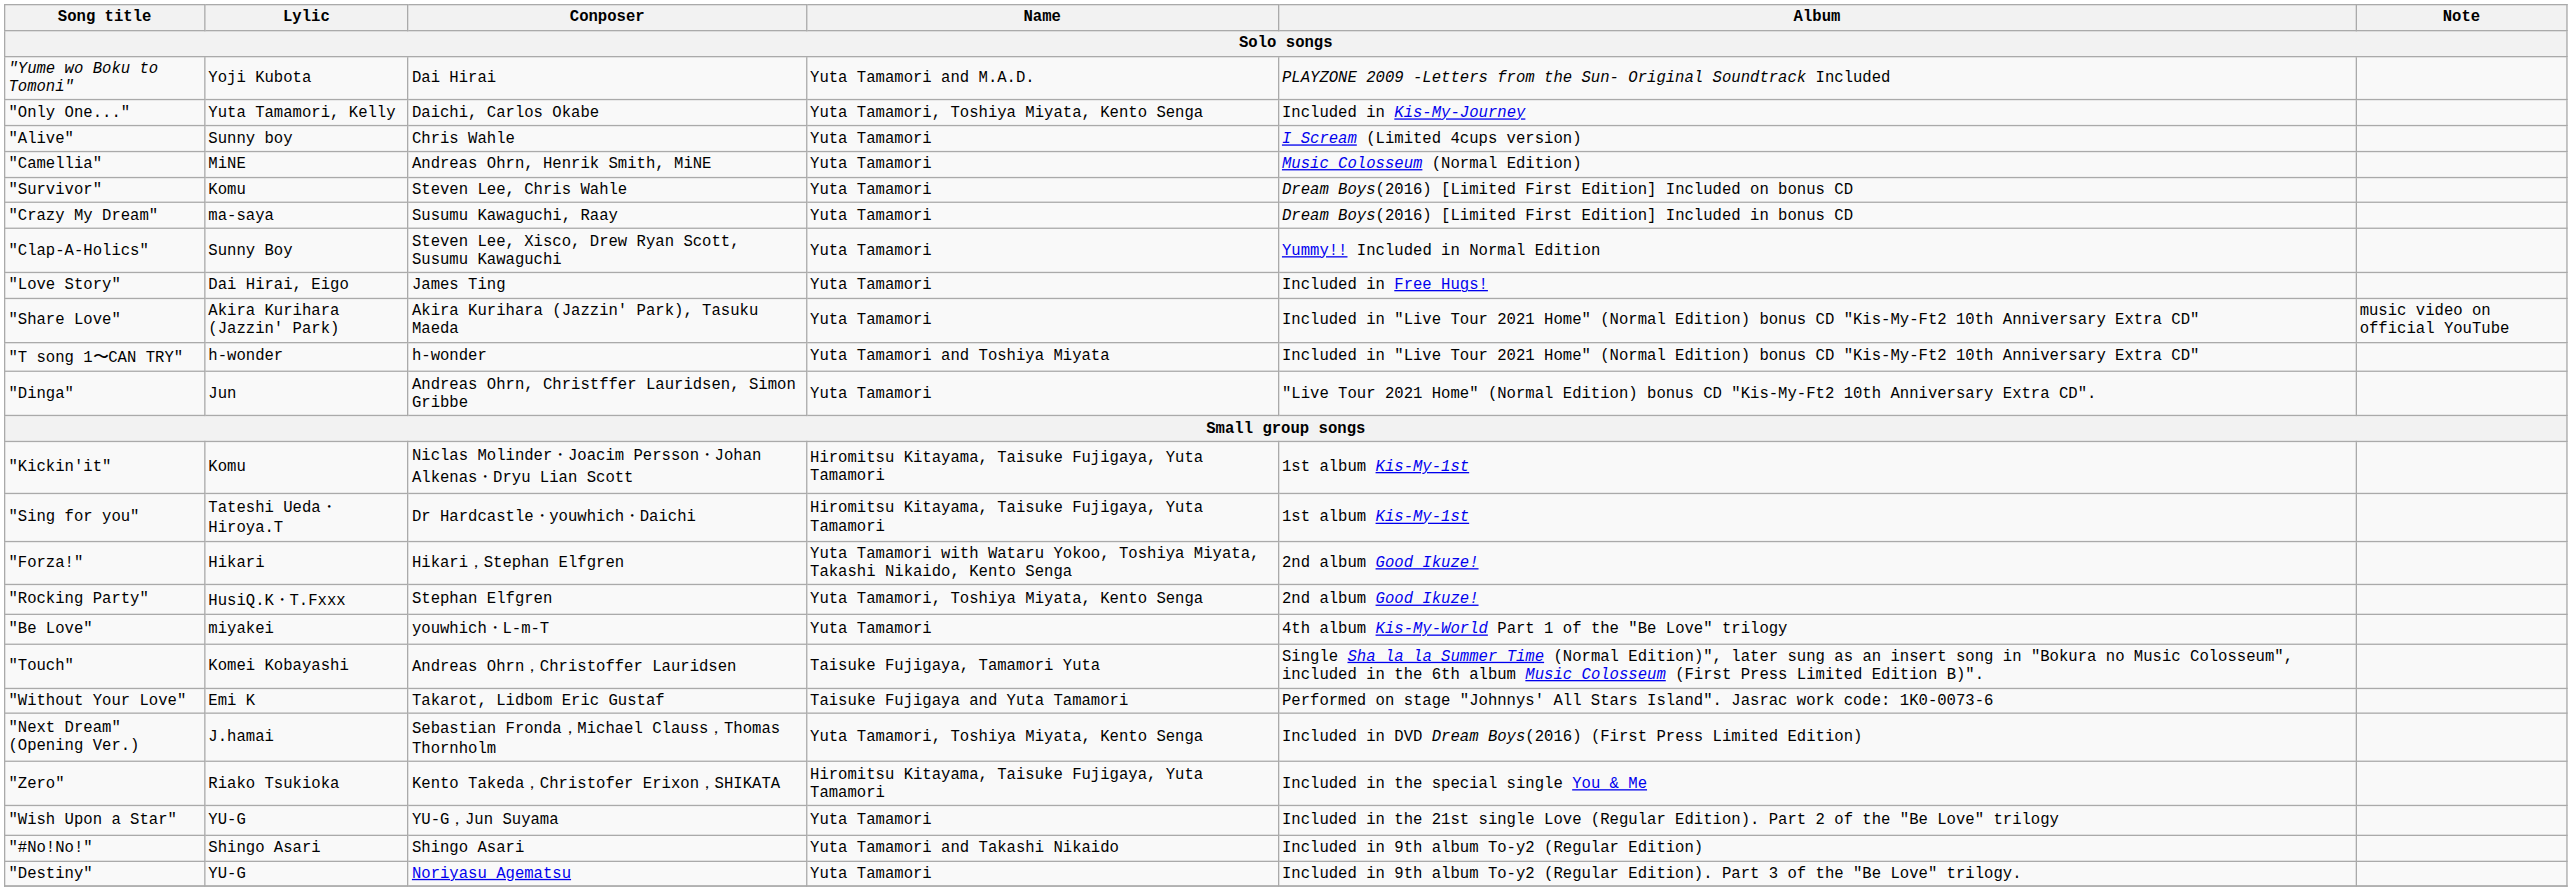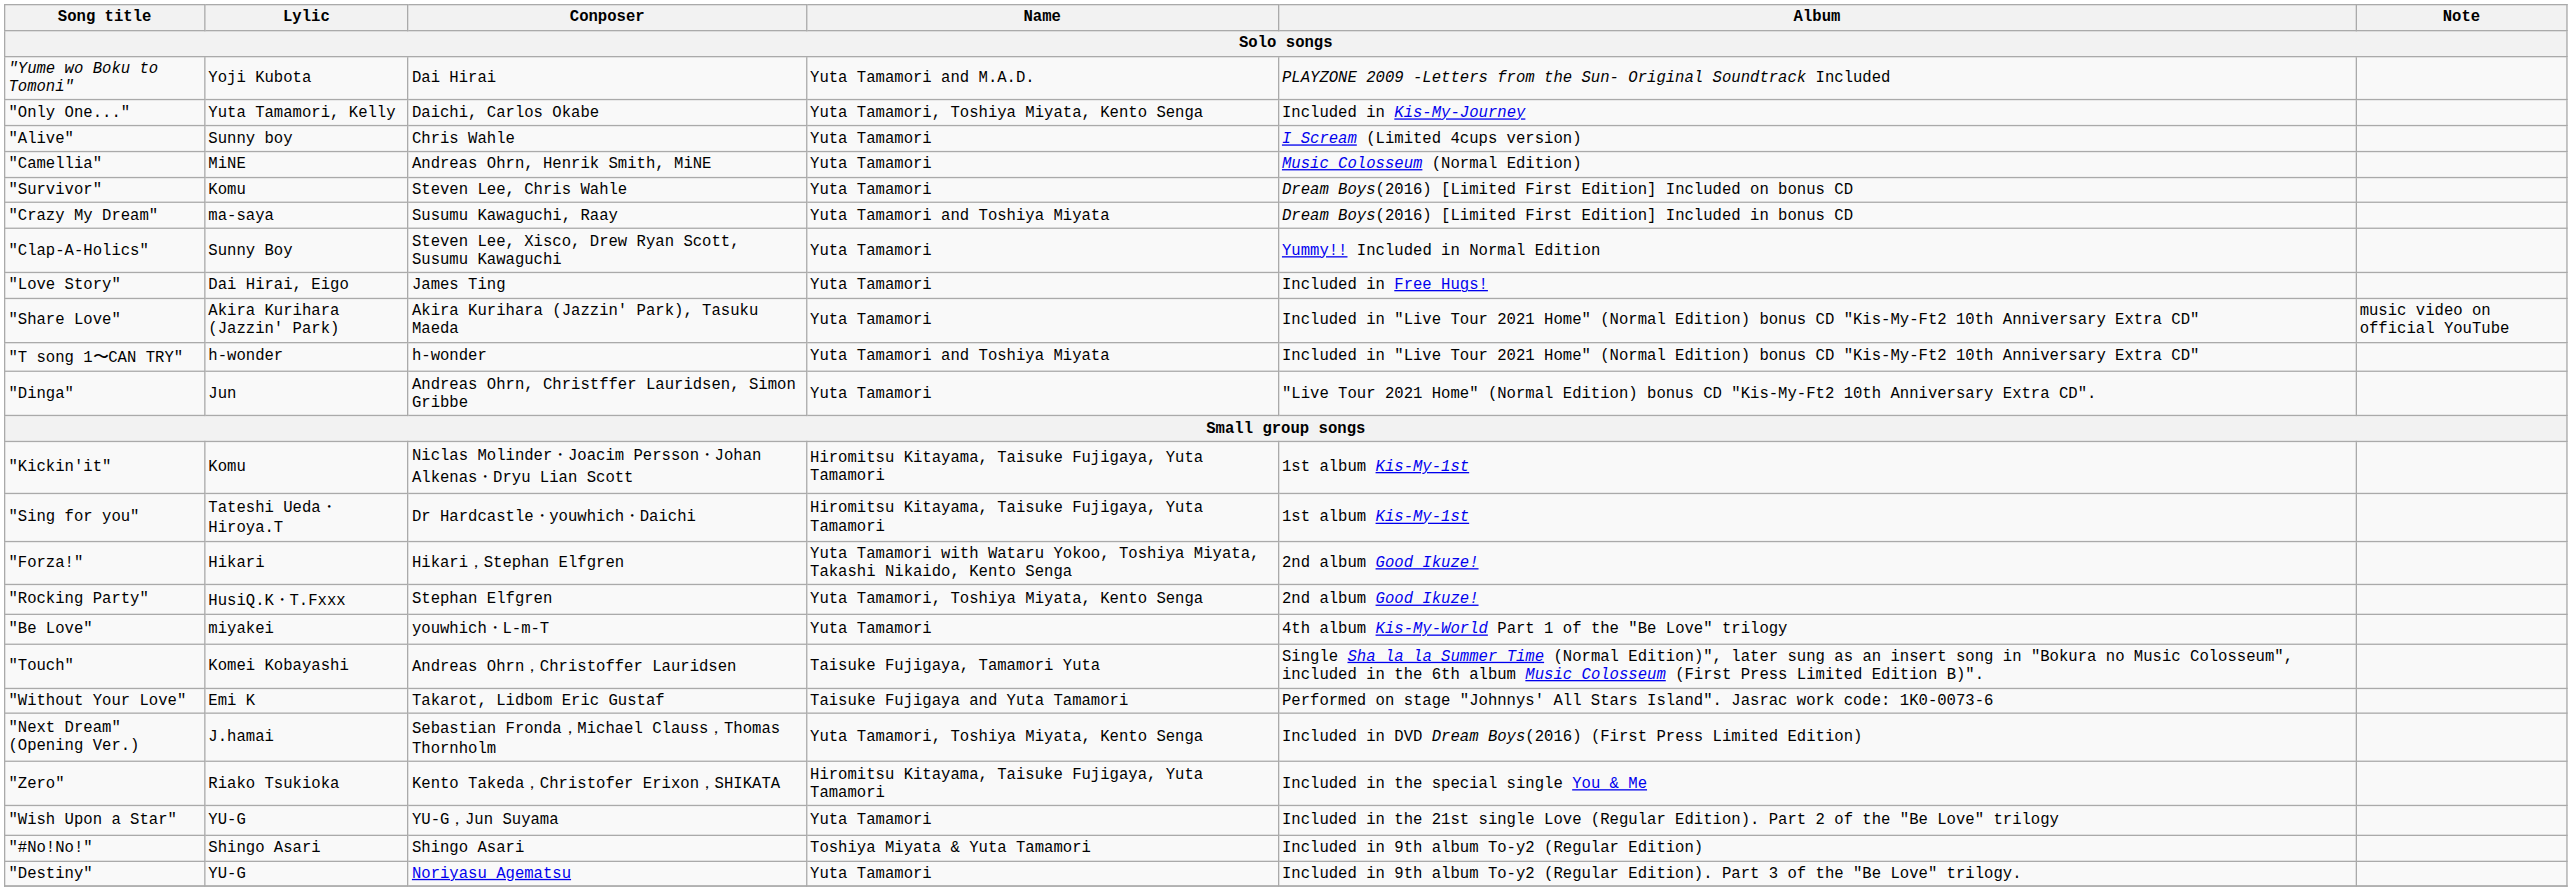(871, 216) Yuta Tamamori -> (960, 216) Yuta Tamamori and Toshiya Miyata
(964, 848) Yuta Tamamori and Takashi Nikaido -> (950, 848) Toshiya Miyata & Yuta Tamamori
